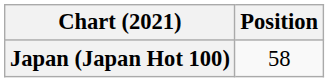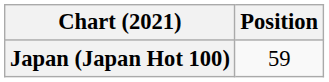(279, 58) 58 -> (279, 58) 59
